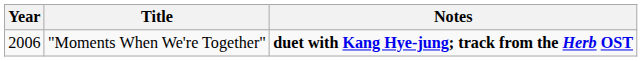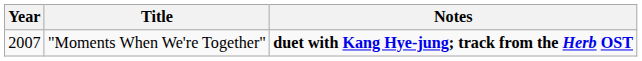(24, 42) 2006 -> (24, 42) 2007
